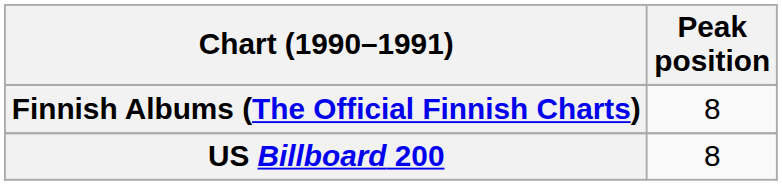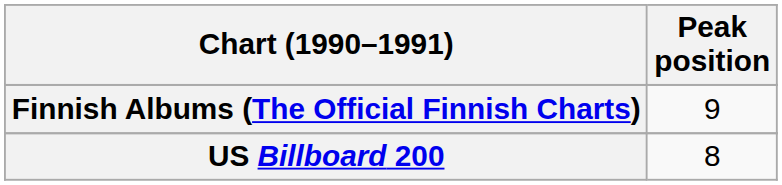(712, 108) 8 -> (712, 108) 9
